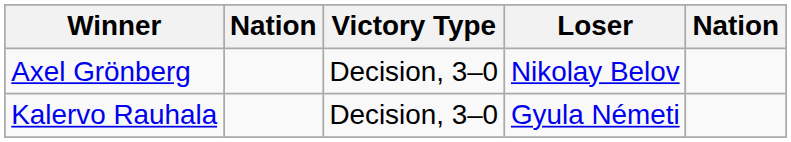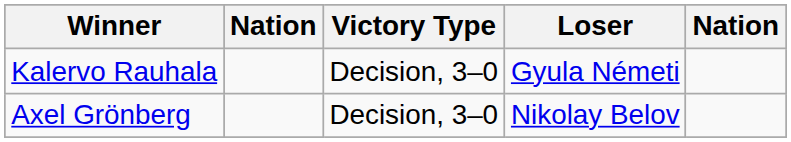rows swapped: (101, 70) <-> (114, 114)
